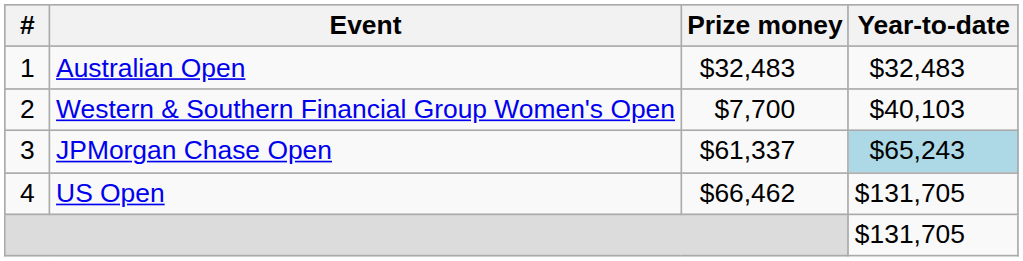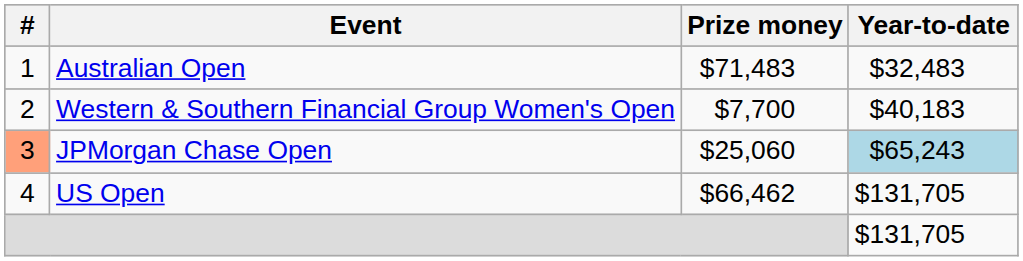(747, 67) $32,483 -> (747, 67) $71,483
(917, 109) $40,103 -> (917, 109) $40,183
(27, 151) no background -> (27, 151) lightsalmon background
(747, 151) $61,337 -> (747, 151) $25,060
